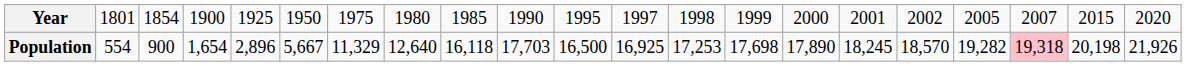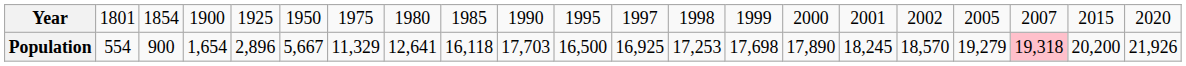(412, 46) 12,640 -> (412, 46) 12,641
(982, 46) 19,282 -> (982, 46) 19,279
(1096, 46) 20,198 -> (1096, 46) 20,200
